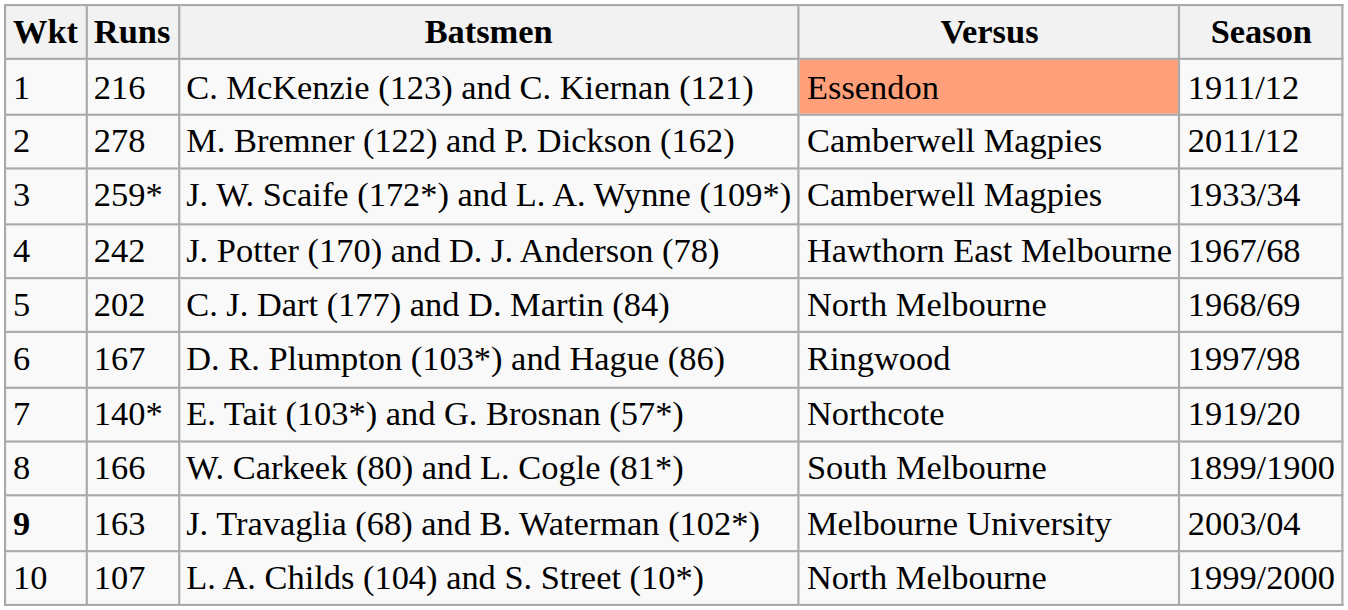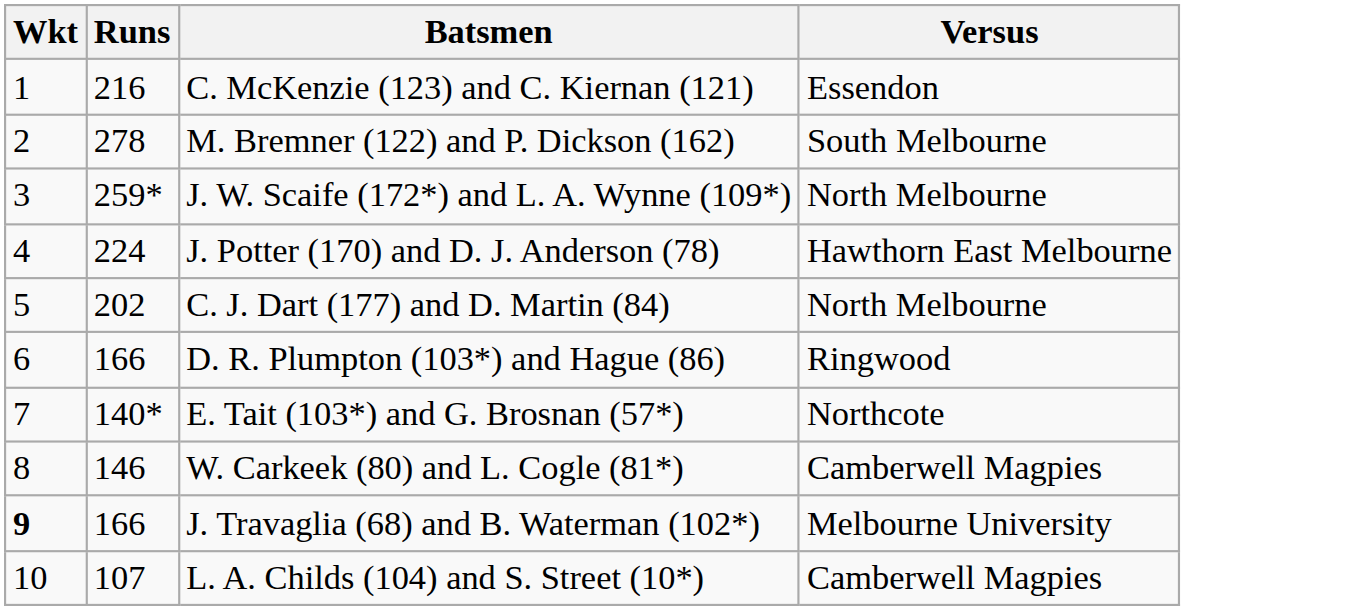- column: (1261, 31)
(873, 86) lightsalmon background -> (873, 86) no background
(955, 140) Camberwell Magpies -> (927, 140) South Melbourne
(955, 195) Camberwell Magpies -> (927, 195) North Melbourne
(120, 250) 242 -> (120, 250) 224
(120, 359) 167 -> (120, 359) 166
(120, 468) 166 -> (120, 468) 146
(927, 468) South Melbourne -> (955, 468) Camberwell Magpies
(120, 522) 163 -> (120, 522) 166
(927, 577) North Melbourne -> (955, 577) Camberwell Magpies
